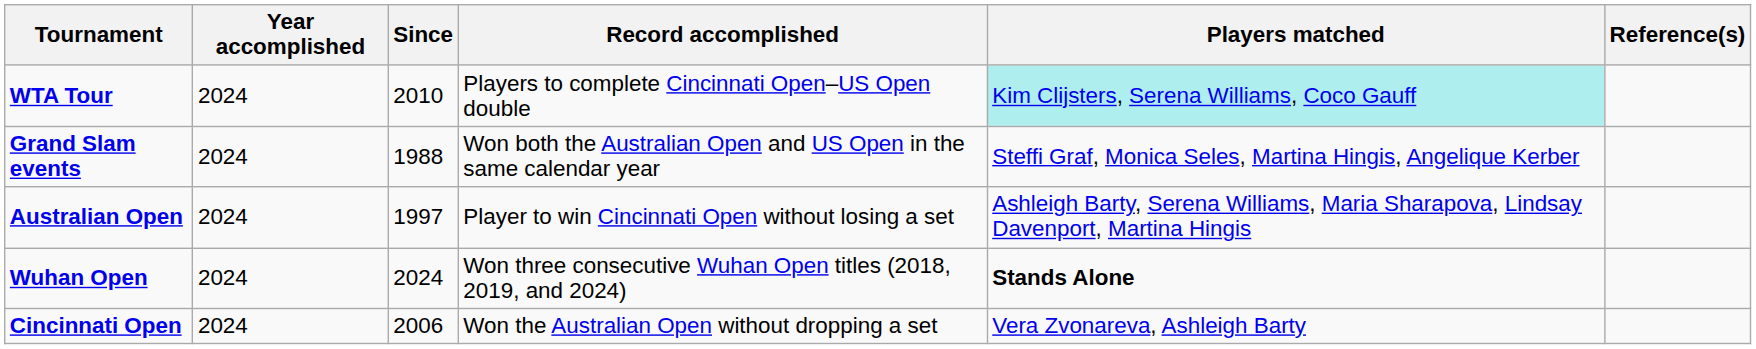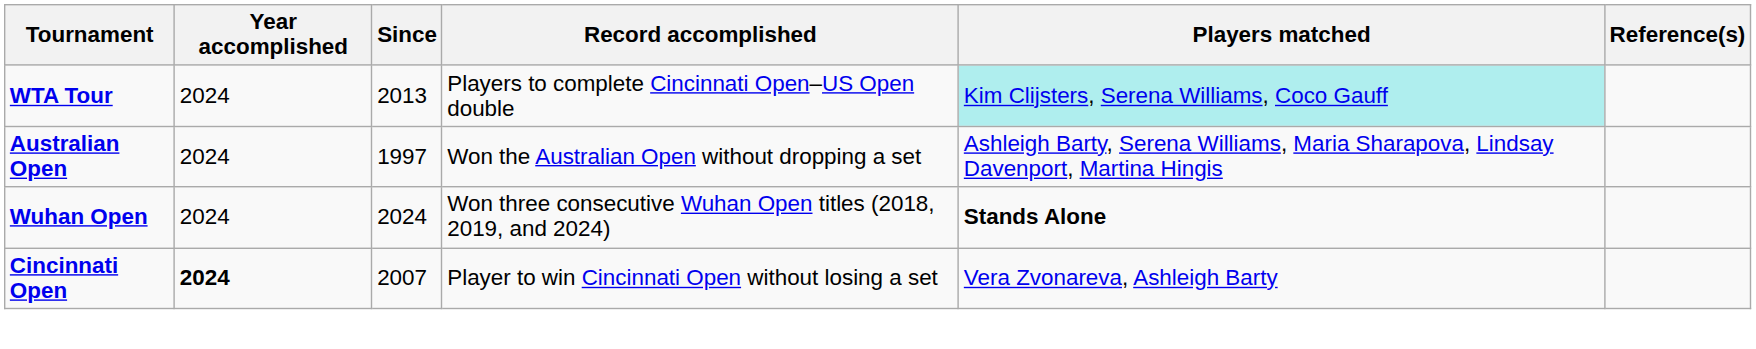(418, 95) 2010 -> (402, 95) 2013
- row: (73, 156)
(709, 217) Player to win Cincinnati Open without losing a set -> (684, 156) Won the Australian Open without dropping a set
(223, 325) normal -> (205, 277) bold
(418, 325) 2006 -> (402, 277) 2007
(700, 325) Won the Australian Open without dropping a set -> (693, 277) Player to win Cincinnati Open without losing a set
